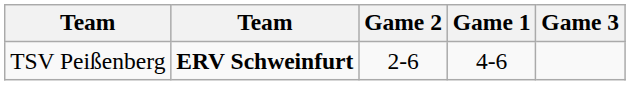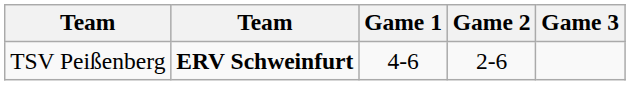columns swapped: (492, 23) <-> (403, 23)
